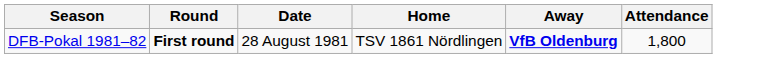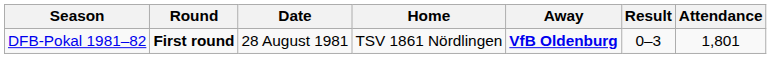+ column: (648, 16)
(667, 41) 1,800 -> (721, 41) 1,801
